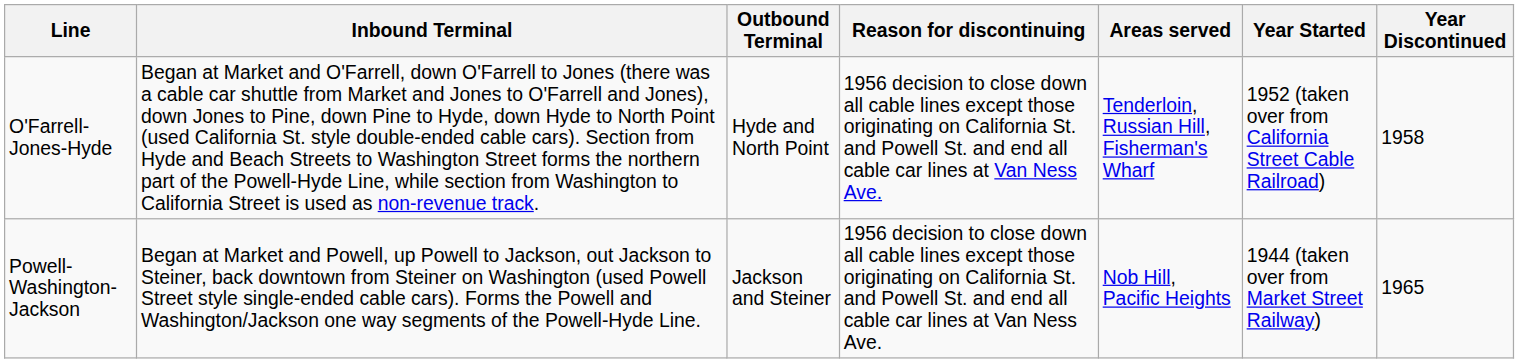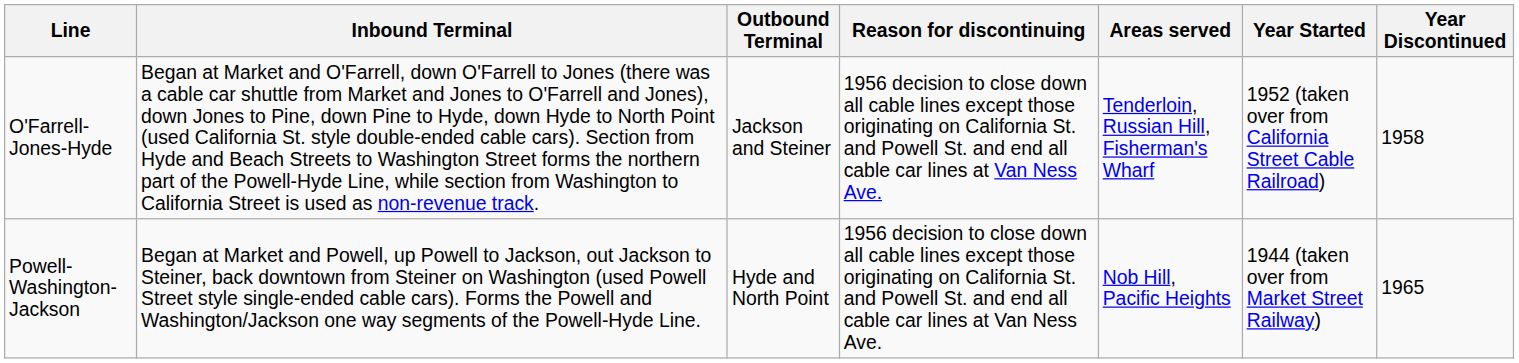(780, 137) Hyde and North Point -> (781, 137) Jackson and Steiner
(781, 288) Jackson and Steiner -> (780, 288) Hyde and North Point
